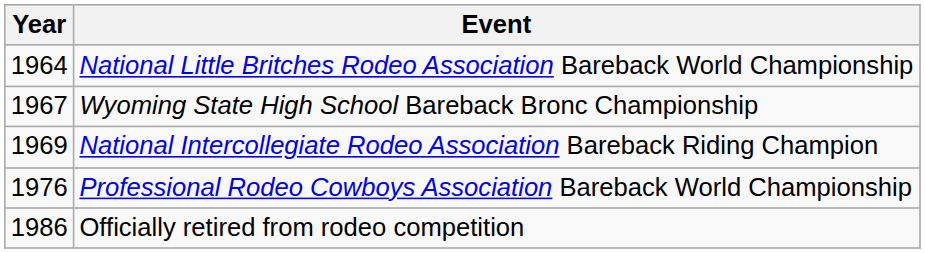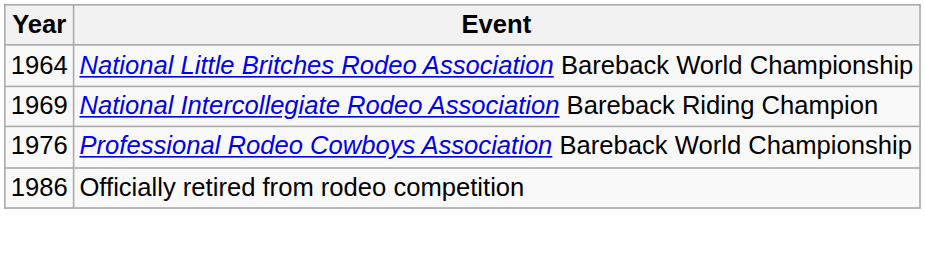- row: (419, 106)
